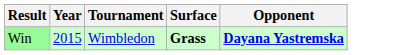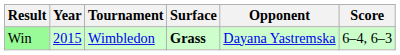+ column: (367, 15)
(284, 38) bold -> (280, 38) normal
